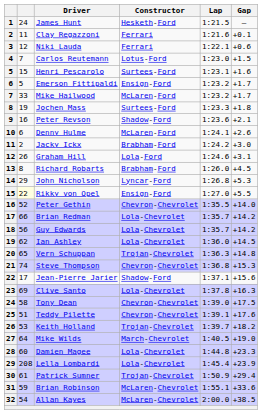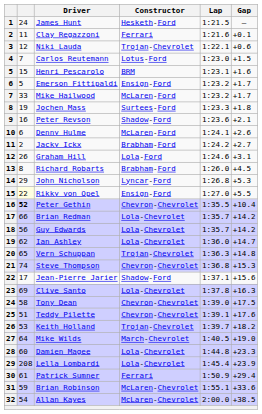(137, 47) Ferrari -> (158, 47) Trojan-Chevrolet
(148, 72) Surtees-Ford -> (128, 72) BRM
(242, 145) +3.0 -> (242, 145) +2.7
(23, 205) normal -> (23, 205) bold
(244, 205) +14.0 -> (244, 205) +10.4
(244, 242) +14.5 -> (244, 242) +14.7
(158, 376) Trojan-Chevrolet -> (137, 376) Ferrari
